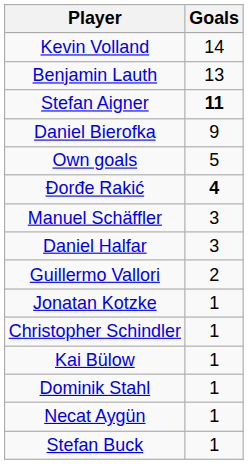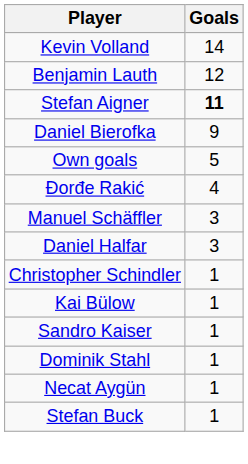(214, 75) 13 -> (214, 75) 12
(214, 189) bold -> (214, 189) normal
- row: (95, 274)
- row: (95, 302)
+ row: (95, 331)
